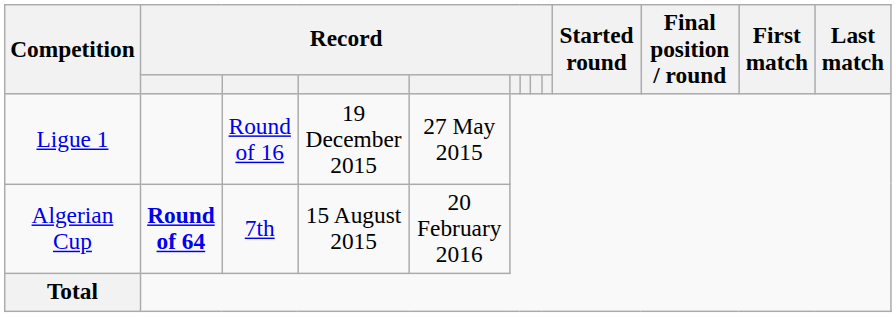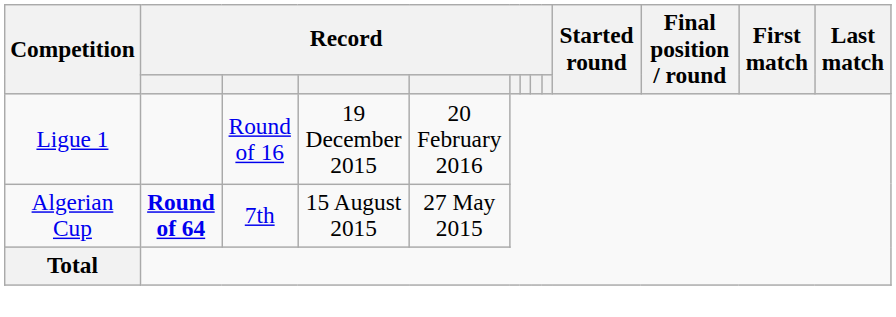(459, 138) 27 May 2015 -> (459, 138) 20 February 2016
(459, 228) 20 February 2016 -> (459, 215) 27 May 2015
